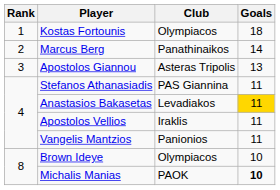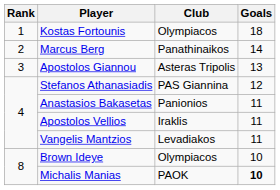(256, 85) 11 -> (256, 85) 12
(186, 103) Levadiakos -> (183, 103) Panionios
(256, 103) gold background -> (256, 103) no background
(183, 139) Panionios -> (186, 139) Levadiakos
